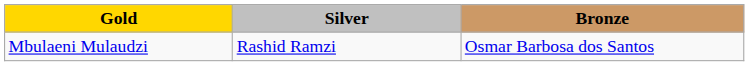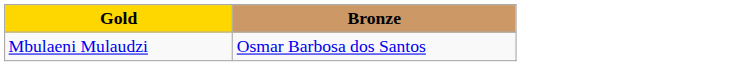- column: (347, 18)
